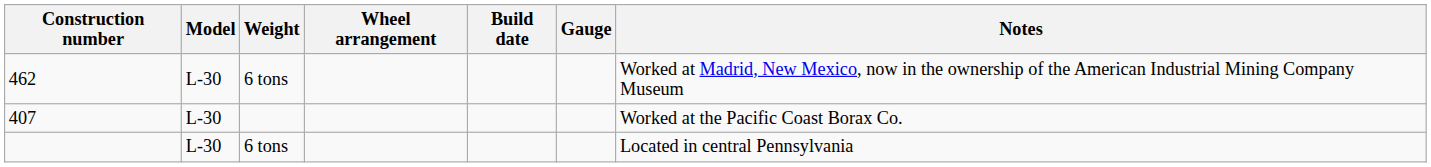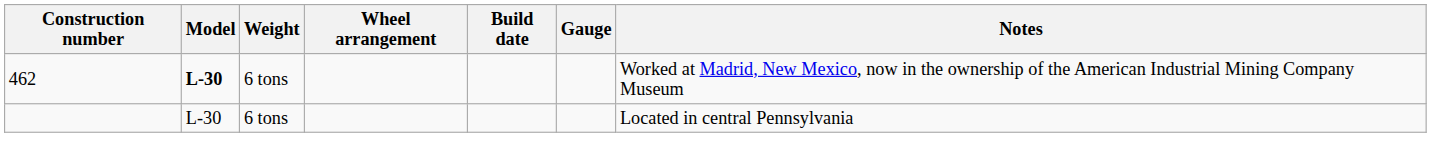(204, 78) normal -> (204, 78) bold
- row: (22, 117)
